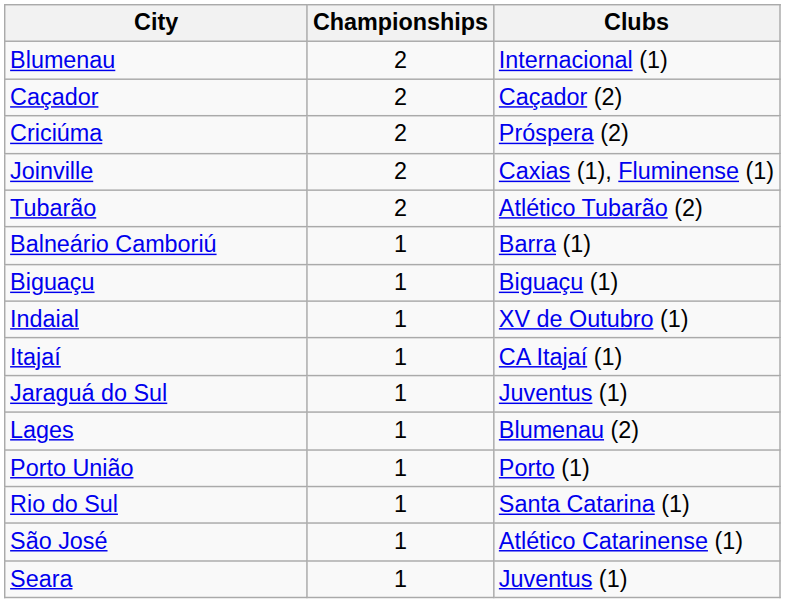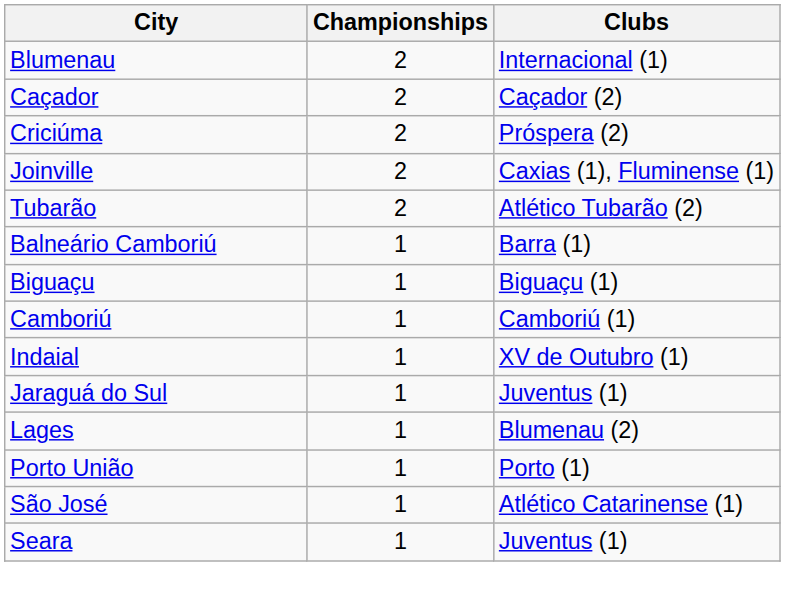+ row: (61, 319)
- row: (35, 356)
- row: (64, 504)
